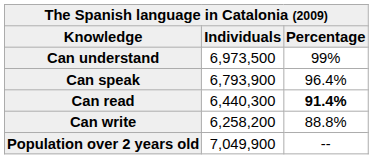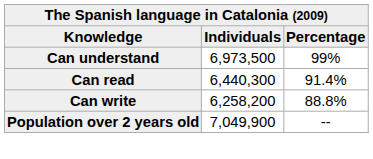- row: (103, 79)
(326, 101) bold -> (326, 79) normal
